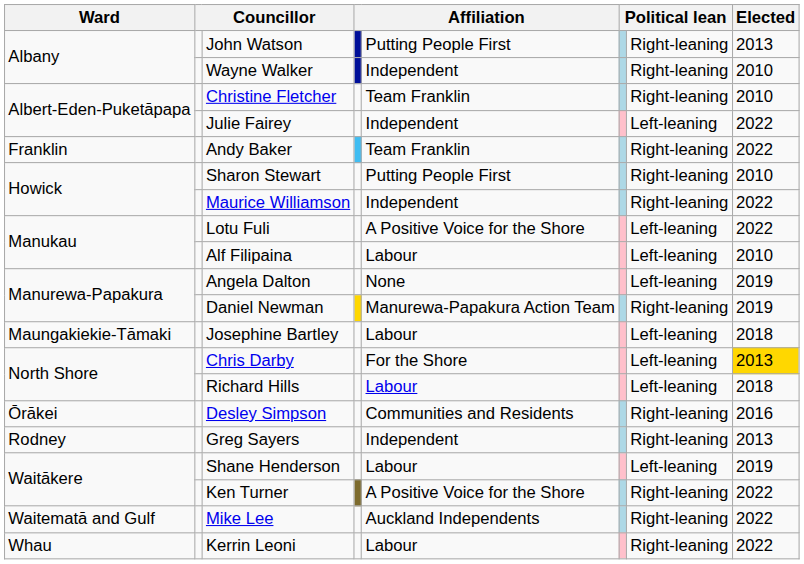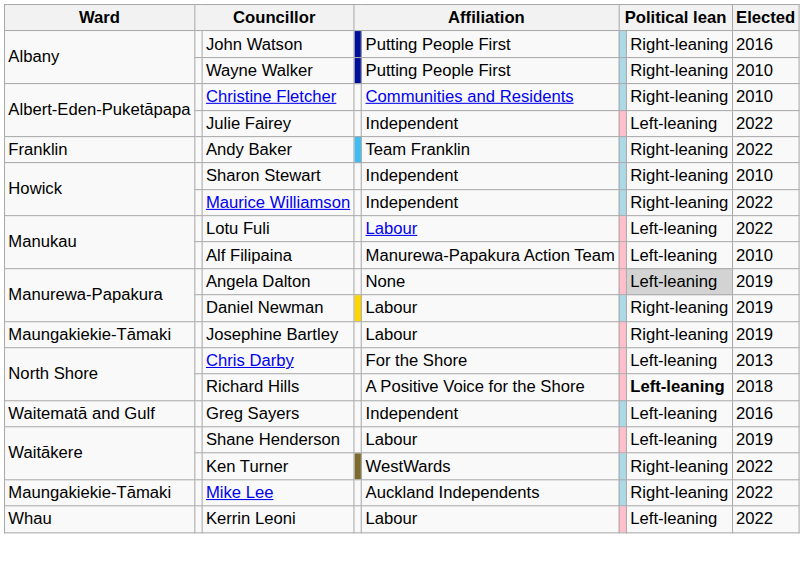(755, 44) 2013 -> (755, 44) 2016
(412, 70) Independent -> (438, 70) Putting People First
(418, 96) Team Franklin -> (470, 96) Communities and Residents
(438, 176) Putting People First -> (412, 176) Independent
(475, 228) A Positive Voice for the Shore -> (391, 228) Labour
(391, 255) Labour -> (490, 255) Manurewa-Papakura Action Team
(674, 281) no background -> (674, 281) lightgrey background
(490, 307) Manurewa-Papakura Action Team -> (391, 307) Labour
(674, 334) Left-leaning -> (679, 334) Right-leaning
(755, 334) 2018 -> (755, 334) 2019
(755, 360) gold background -> (755, 360) no background
(391, 387) Labour -> (475, 387) A Positive Voice for the Shore
(674, 387) normal -> (677, 387) bold
- row: (266, 413)
(37, 439) Rodney -> (82, 413) Waitematā and Gulf
(679, 439) Right-leaning -> (674, 413) Left-leaning
(755, 439) 2013 -> (755, 413) 2016
(475, 492) A Positive Voice for the Shore -> (408, 466) WestWards
(82, 519) Waitematā and Gulf -> (90, 492) Maungakiekie-Tāmaki
(679, 545) Right-leaning -> (674, 519) Left-leaning
